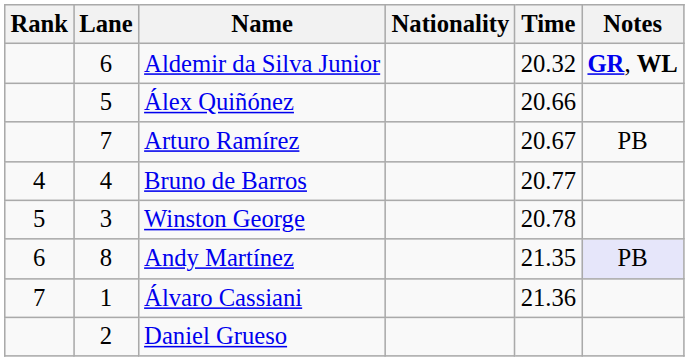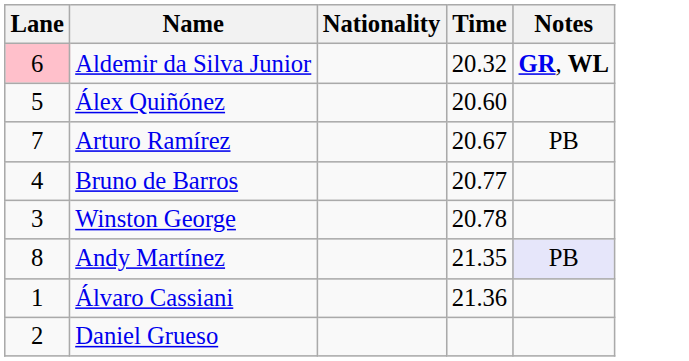- column: (39, 24)
(106, 63) no background -> (37, 63) pink background
(548, 102) 20.66 -> (479, 102) 20.60
